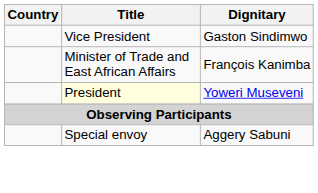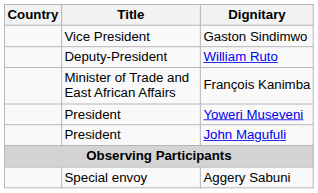+ row: (241, 57)
(93, 93) lightyellow background -> (93, 114) no background
+ row: (245, 135)
